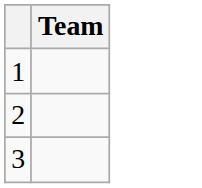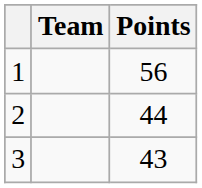+ column: (153, 26)
